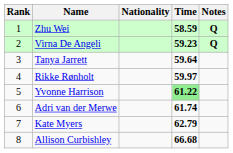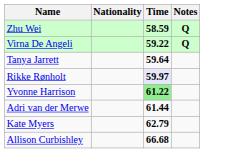- column: (18, 12)
(186, 44) 59.23 -> (157, 44) 59.22
(186, 76) no background -> (157, 76) lavender background
(186, 108) 61.74 -> (157, 108) 61.44
